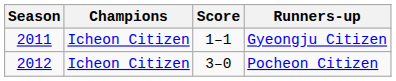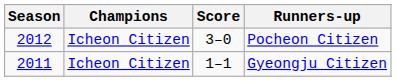rows swapped: (317, 40) <-> (313, 64)
